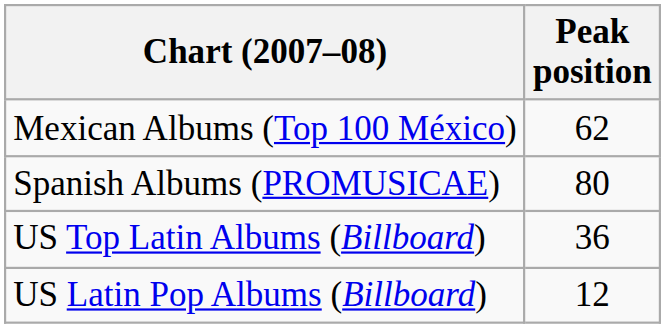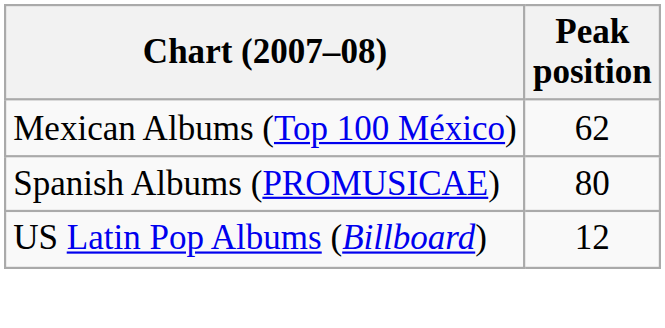- row: (249, 238)
